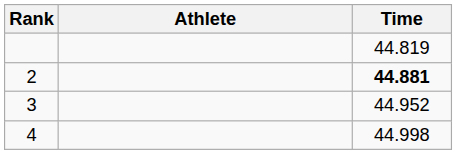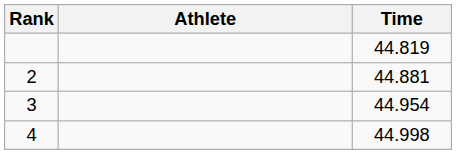(402, 76) bold -> (402, 76) normal
(402, 105) 44.952 -> (402, 105) 44.954
